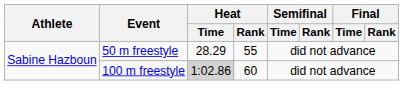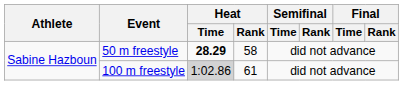(211, 52) normal -> (211, 52) bold
(251, 52) 55 -> (251, 52) 58
(251, 71) 60 -> (251, 71) 61
